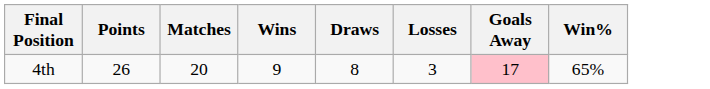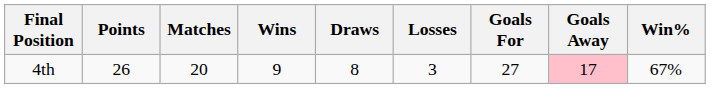+ column: (510, 29)
(588, 69) 65% -> (666, 69) 67%
